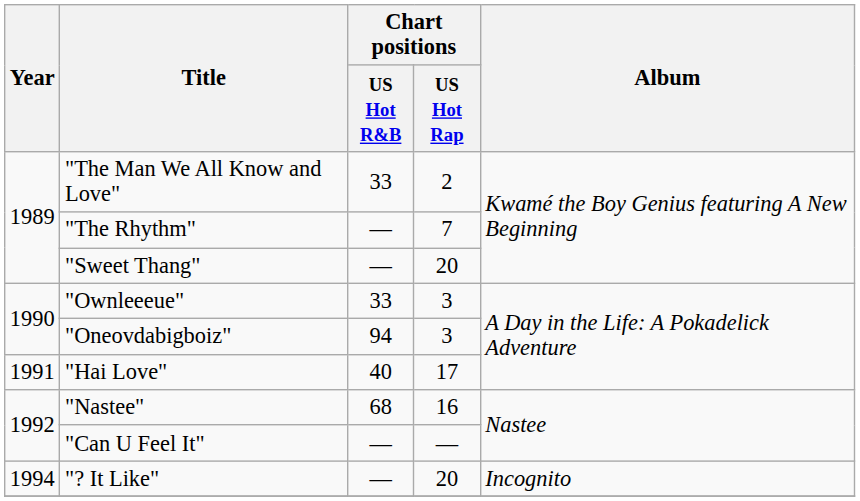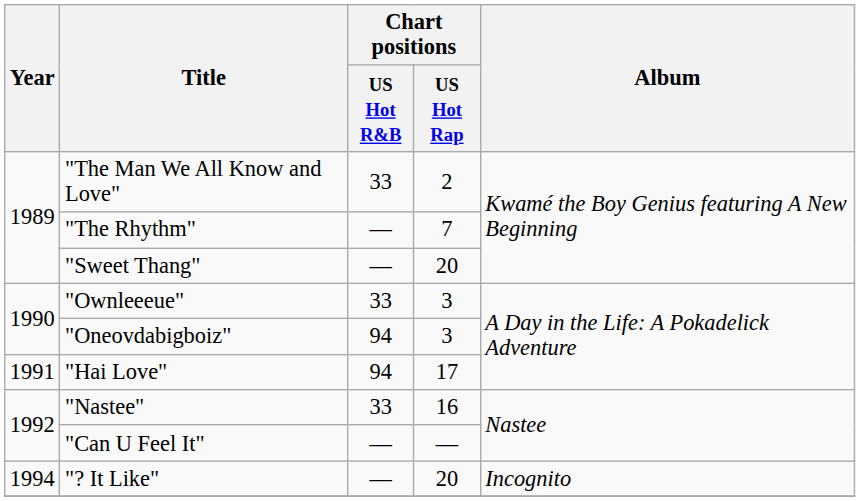(381, 371) 40 -> (381, 371) 94
(381, 407) 68 -> (381, 407) 33
